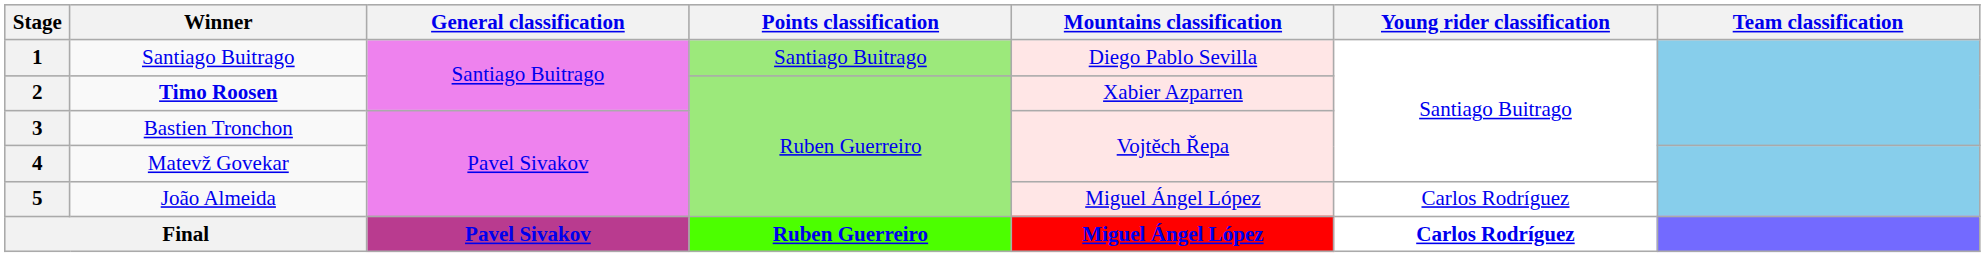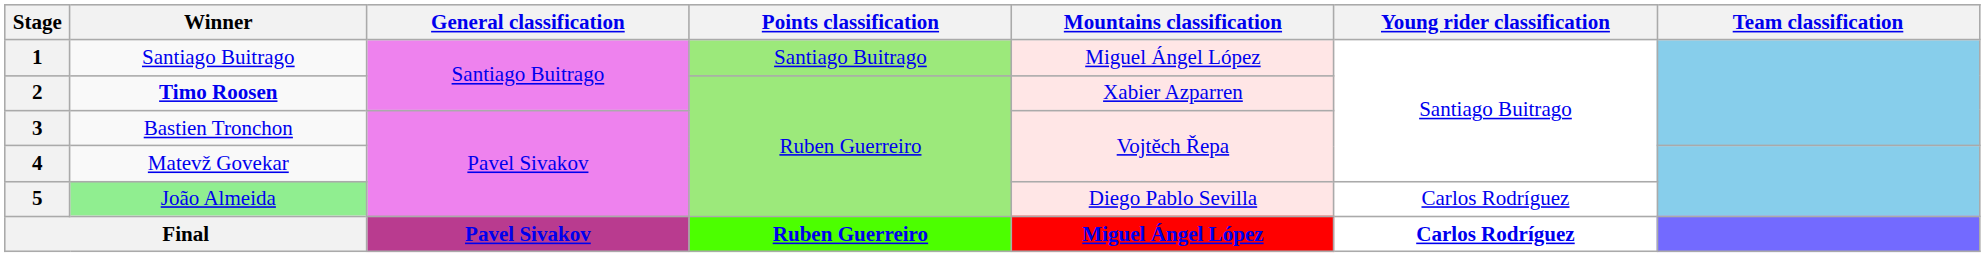(1173, 57) Diego Pablo Sevilla -> (1173, 57) Miguel Ángel López
(218, 198) no background -> (218, 198) lightgreen background
(1173, 198) Miguel Ángel López -> (1173, 198) Diego Pablo Sevilla
